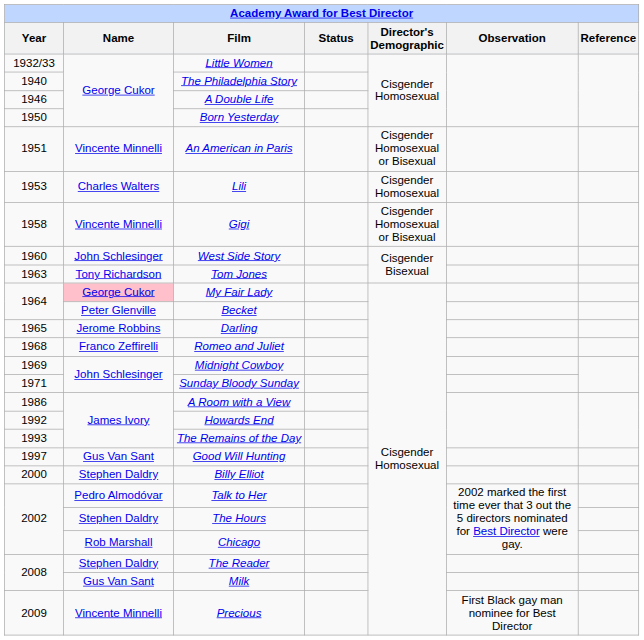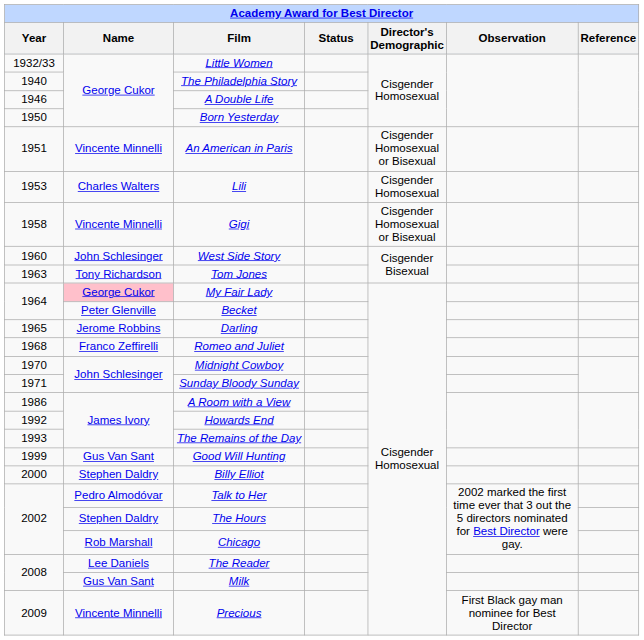(34, 365) 1969 -> (34, 365) 1970
(34, 456) 1997 -> (34, 456) 1999
(119, 563) Stephen Daldry -> (119, 563) Lee Daniels
